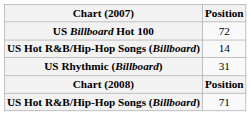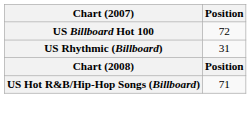- row: (224, 48)
